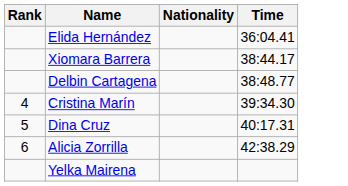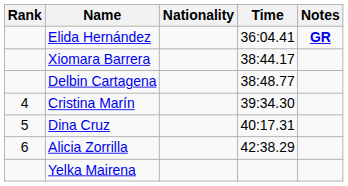+ column: (320, 15)
